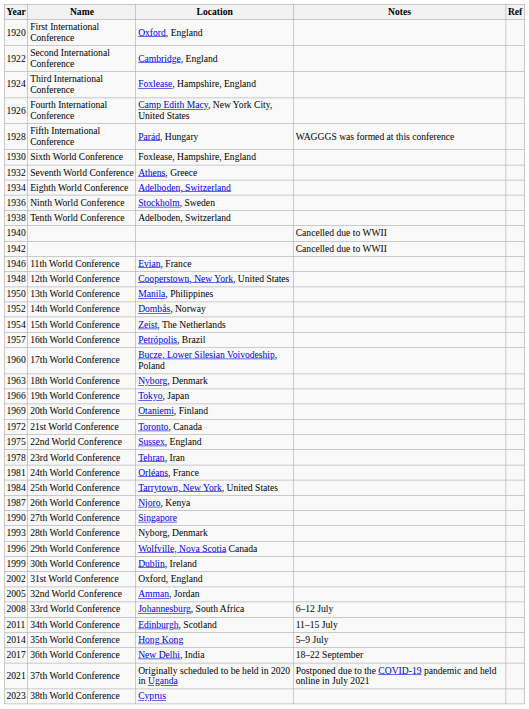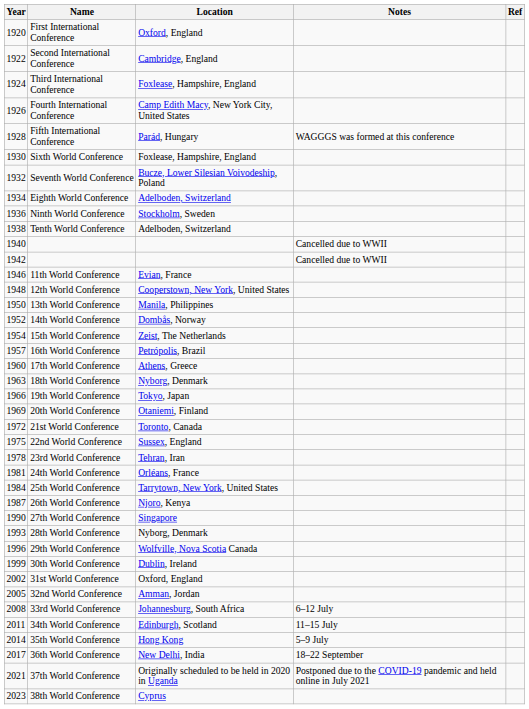(168, 172) Athens, Greece -> (208, 178) Bucze, Lower Silesian Voivodeship, Poland
(208, 360) Bucze, Lower Silesian Voivodeship, Poland -> (168, 366) Athens, Greece
